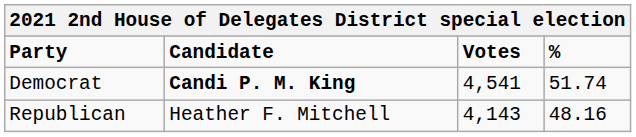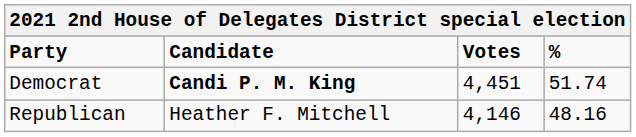(492, 84) 4,541 -> (492, 84) 4,451
(492, 115) 4,143 -> (492, 115) 4,146
